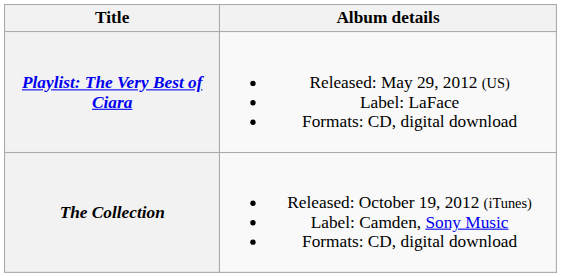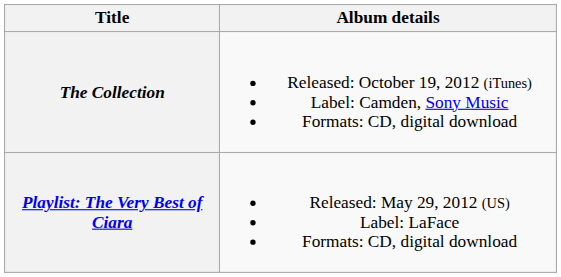rows swapped: (112, 92) <-> (112, 212)
